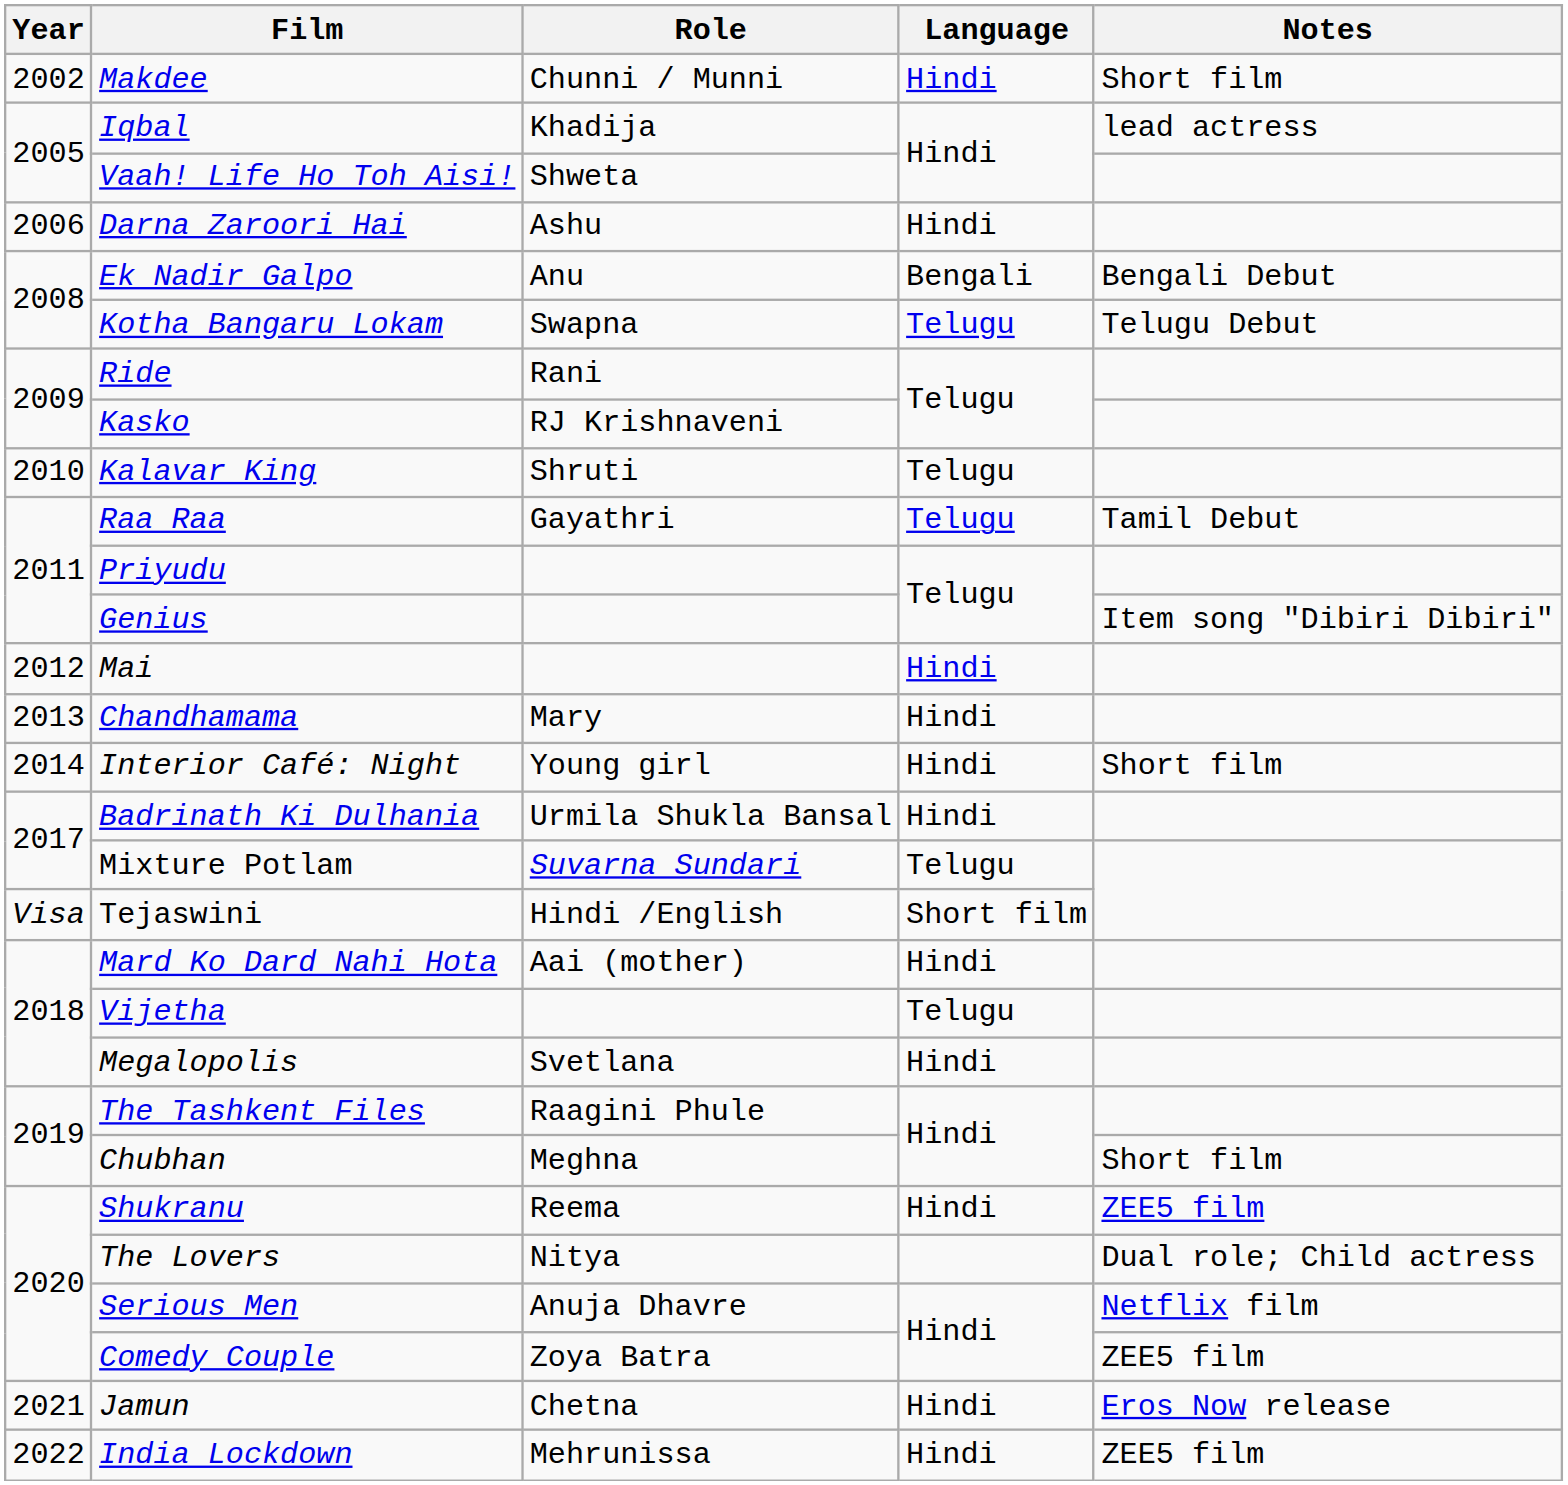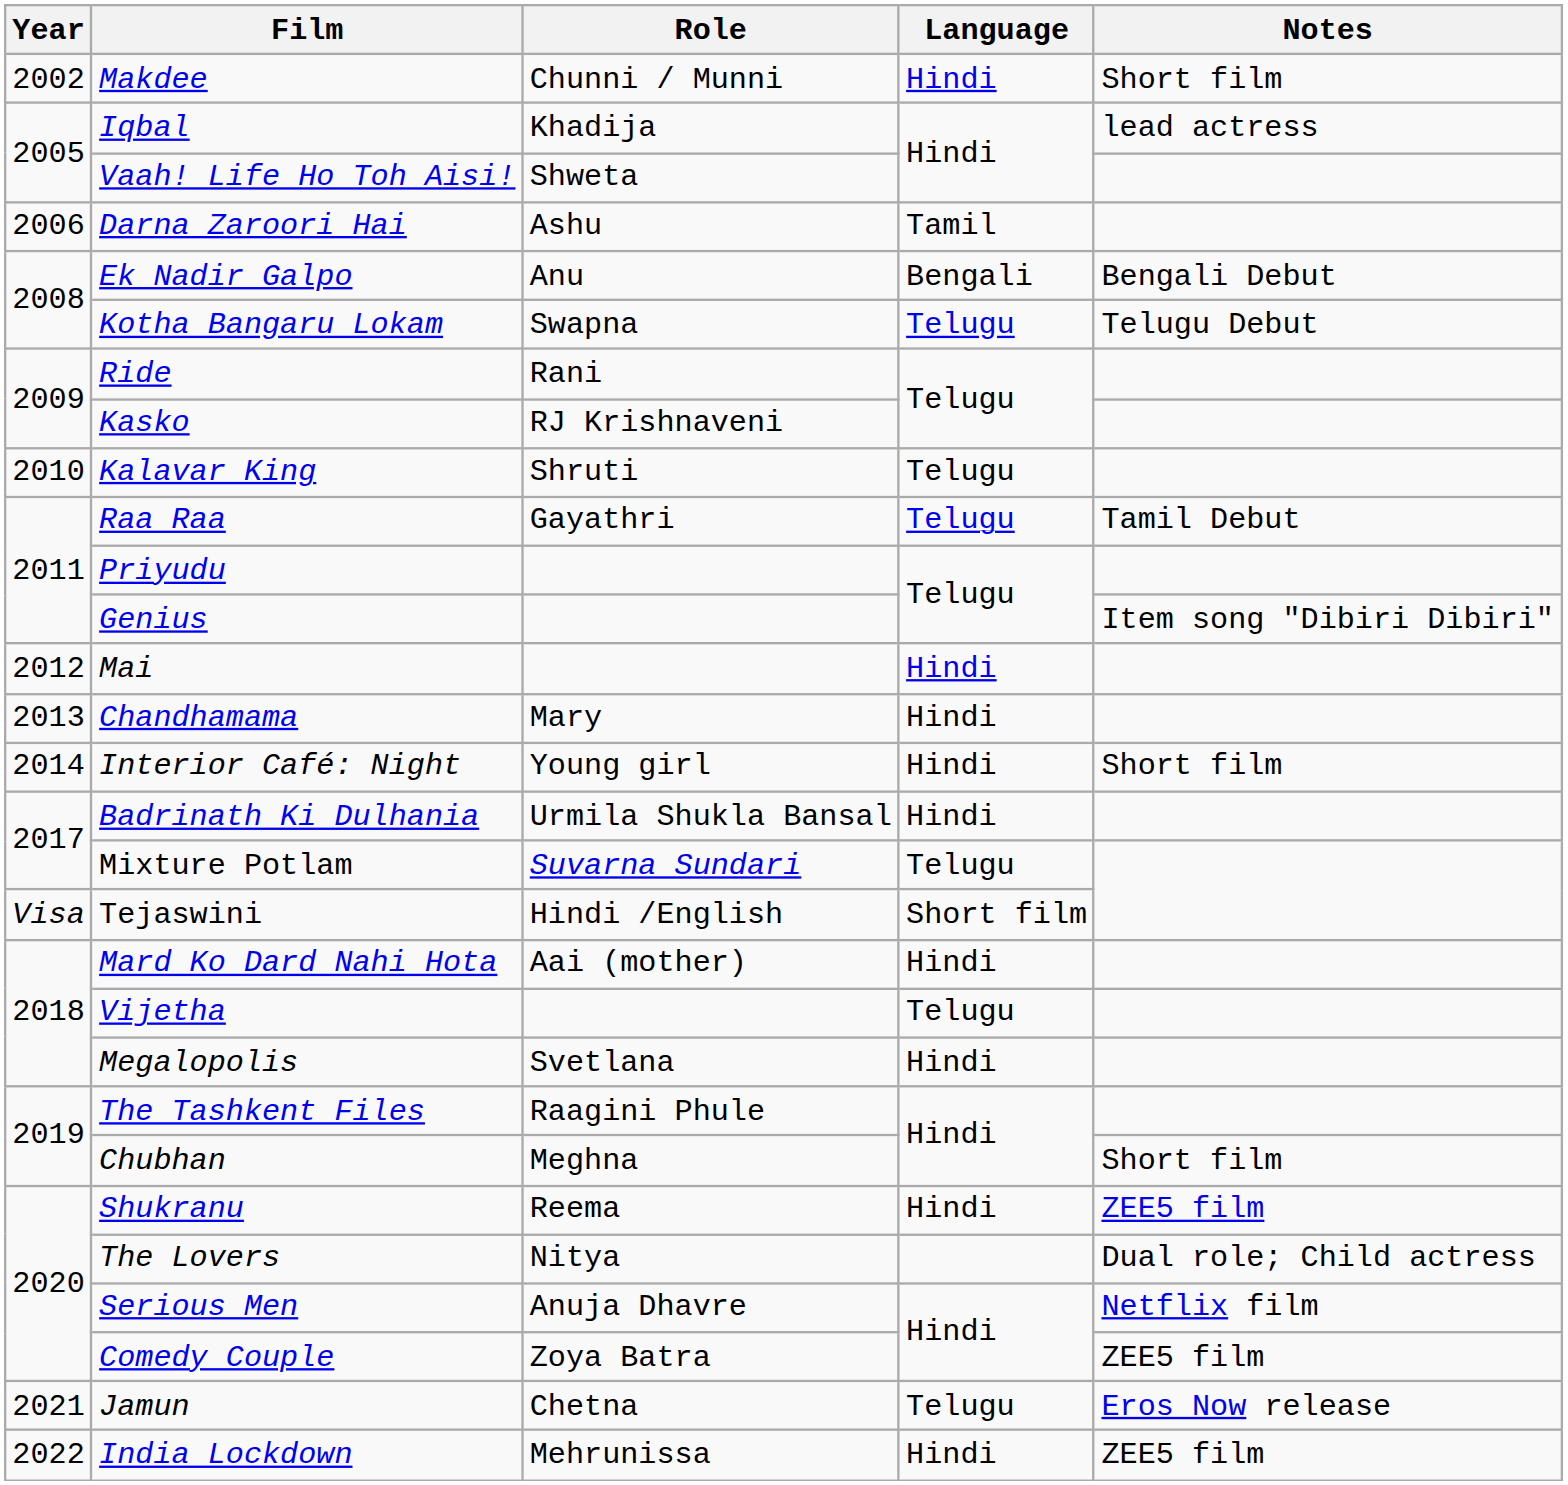(951, 226) Hindi -> (951, 226) Tamil
(951, 1406) Hindi -> (960, 1406) Telugu
